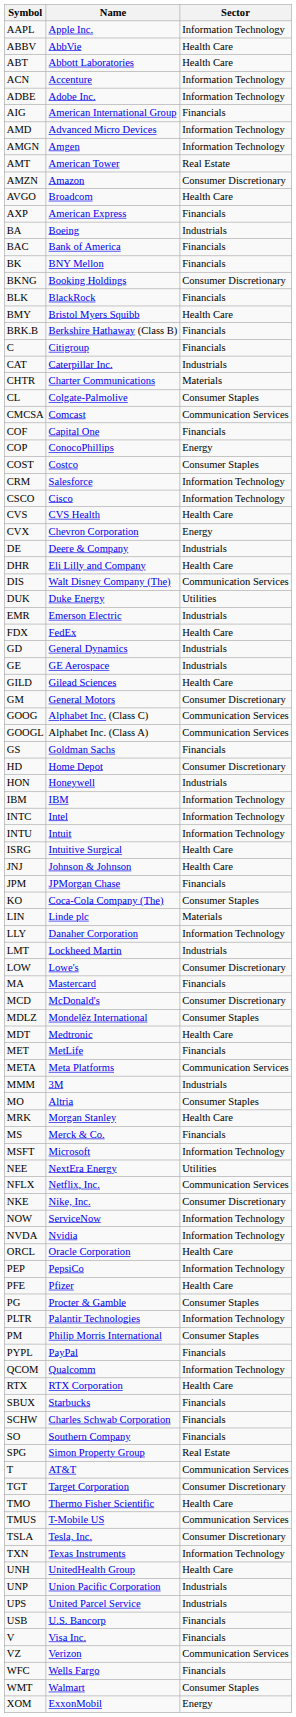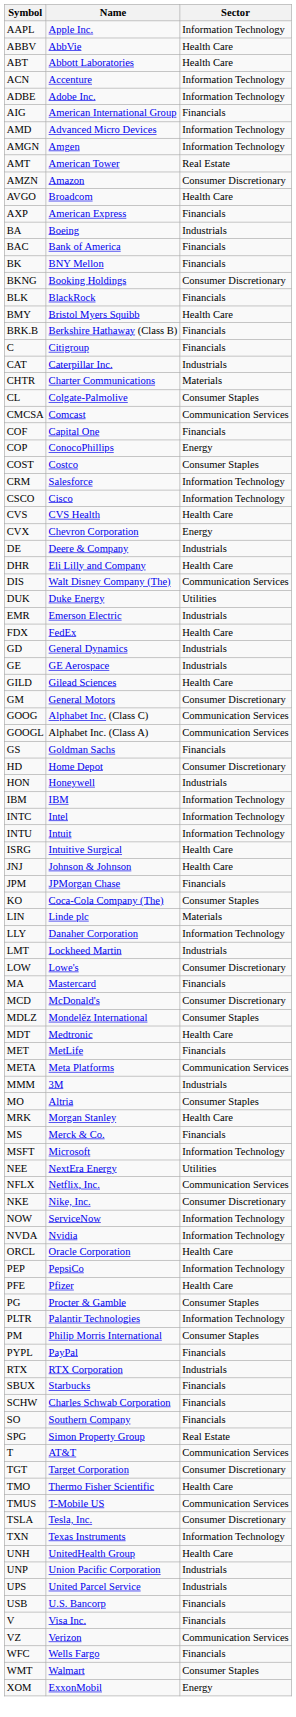- row: (23, 1369)
(208, 1386) Health Care -> (205, 1369) Industrials
